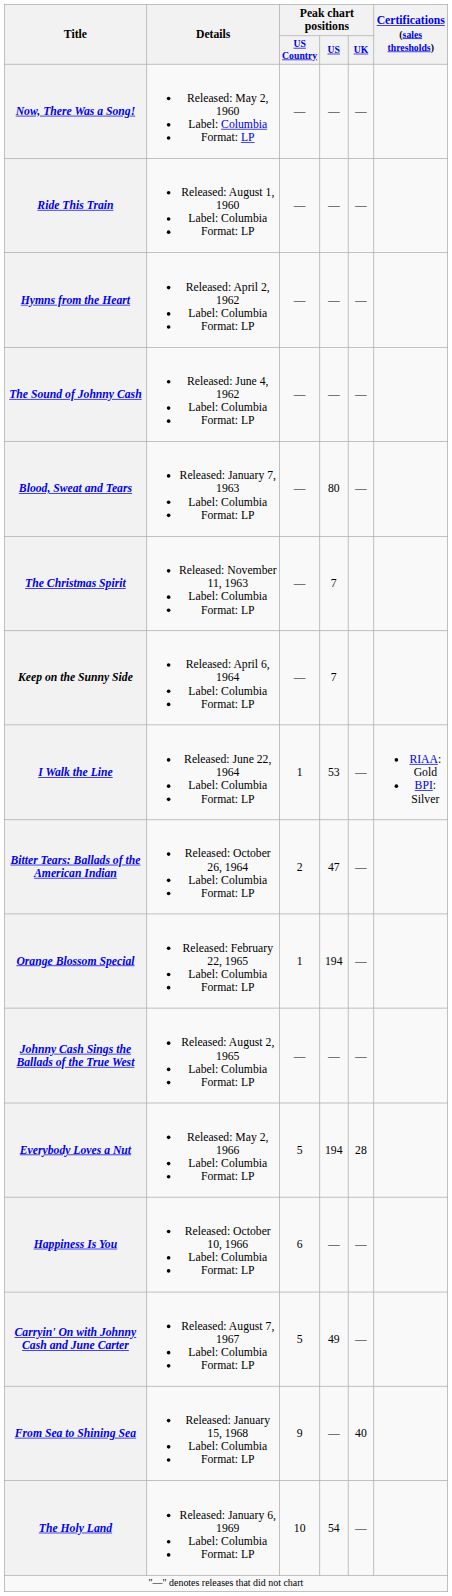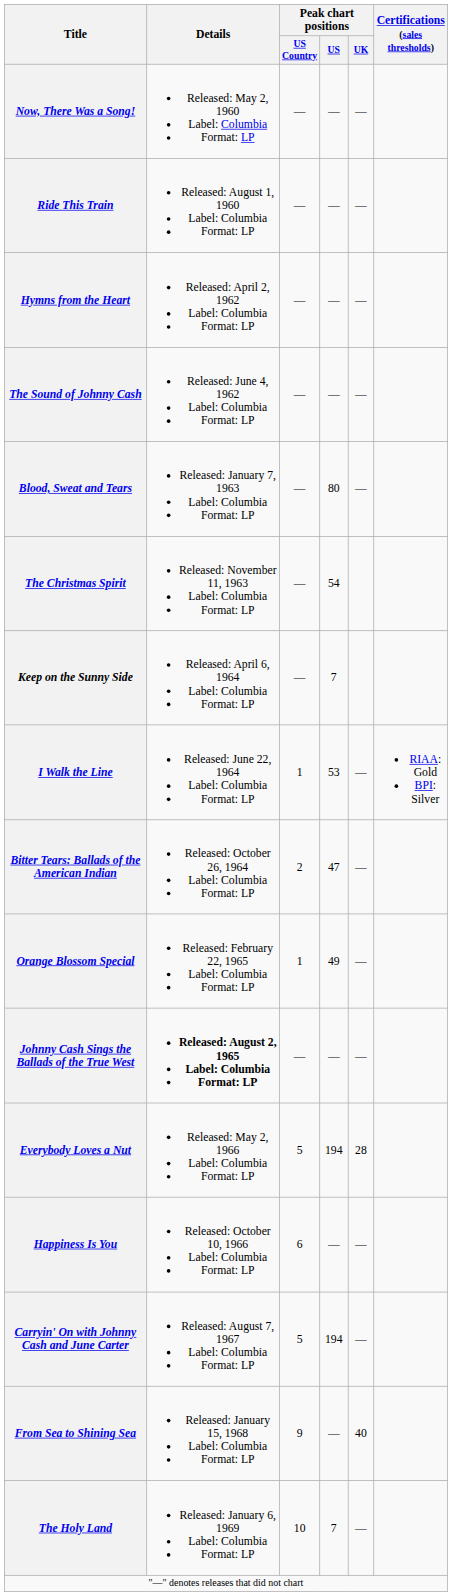(334, 583) 7 -> (334, 583) 54
(334, 961) 194 -> (334, 961) 49
(213, 1062) normal -> (213, 1062) bold
(334, 1339) 49 -> (334, 1339) 194
(334, 1528) 54 -> (334, 1528) 7
